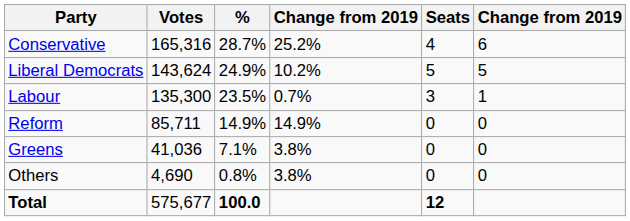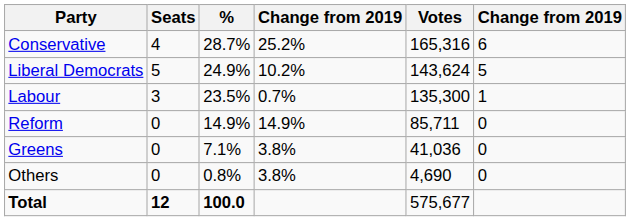columns swapped: (181, 17) <-> (448, 17)
